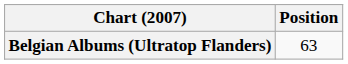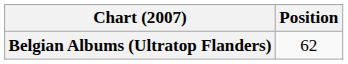(309, 45) 63 -> (309, 45) 62
